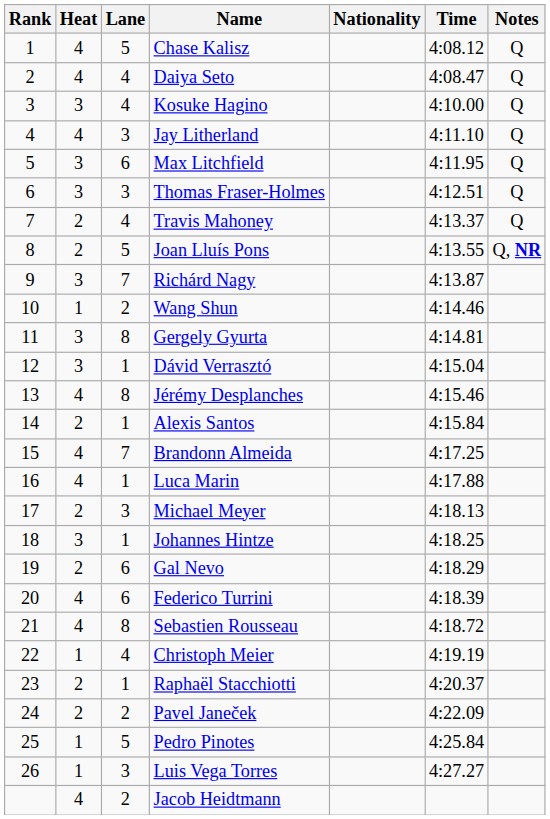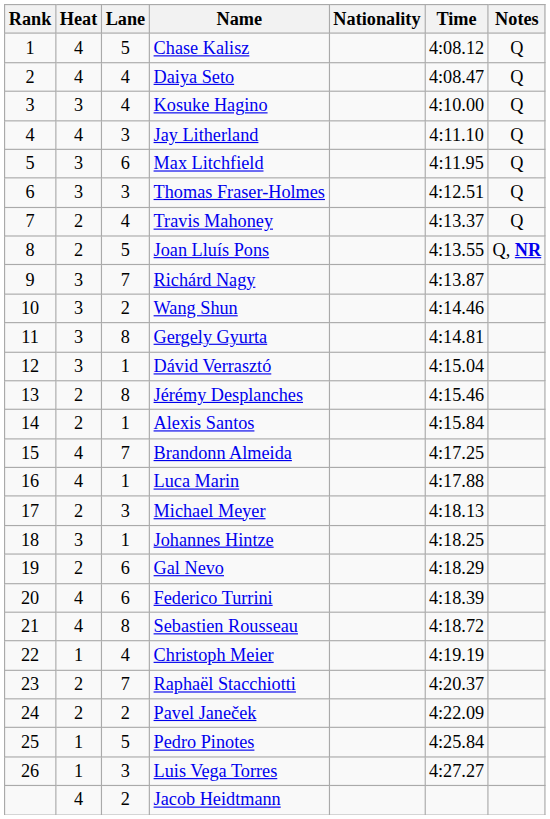(79, 308) 1 -> (79, 308) 3
(79, 395) 4 -> (79, 395) 2
(125, 684) 1 -> (125, 684) 7
